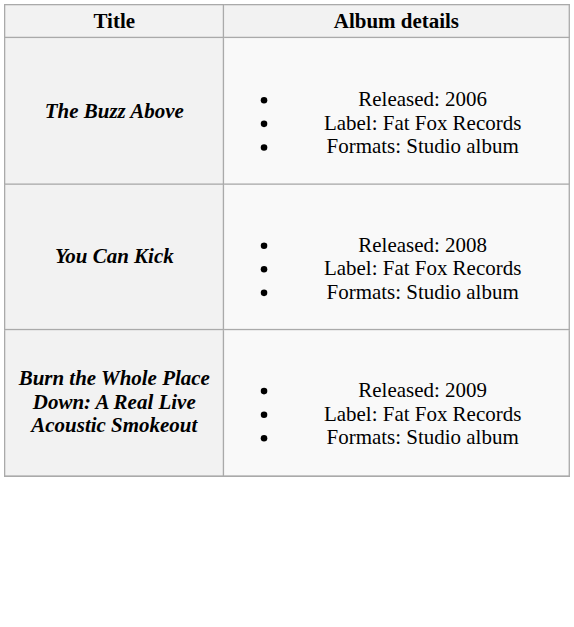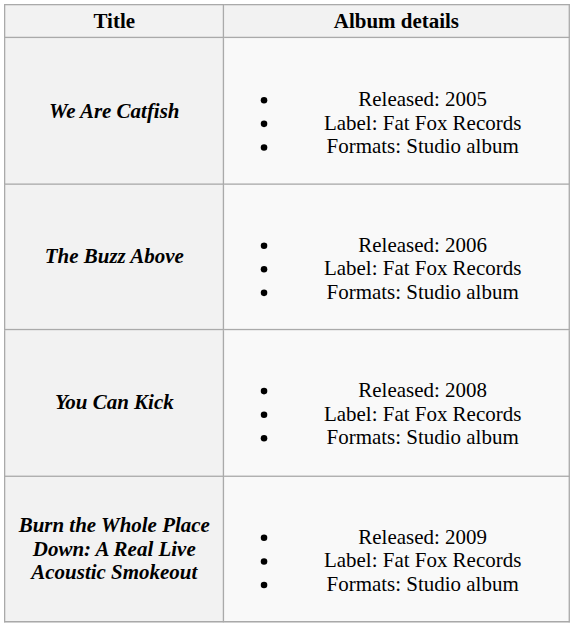+ row: (114, 110)
